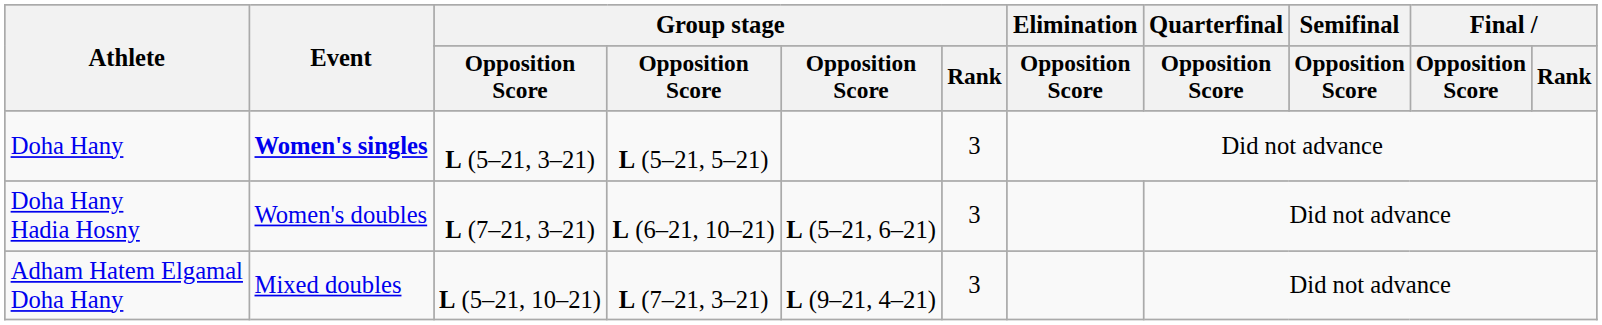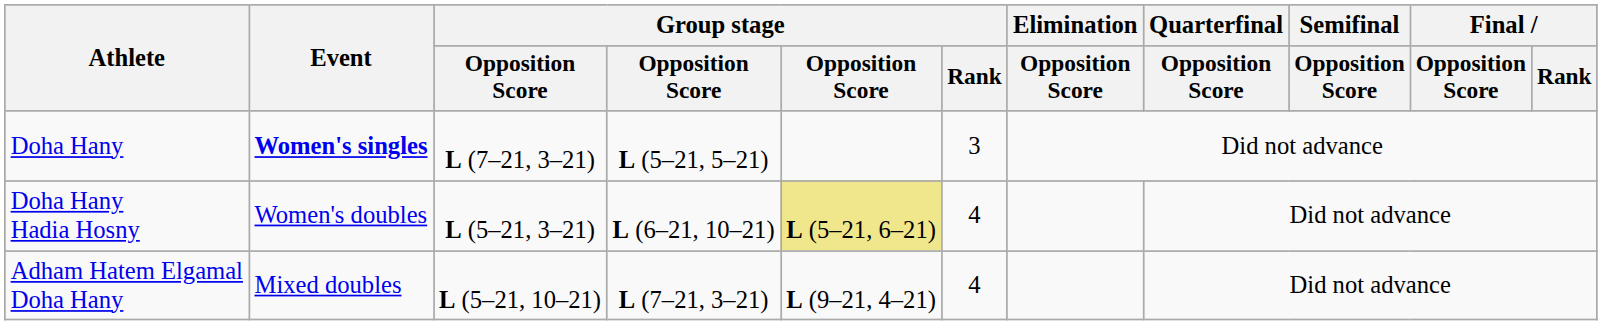(520, 160) L (5–21, 3–21) -> (520, 160) L (7–21, 3–21)
(520, 230) L (7–21, 3–21) -> (520, 230) L (5–21, 3–21)
(861, 230) no background -> (861, 230) khaki background
(974, 215) 3 -> (974, 215) 4
(974, 285) 3 -> (974, 285) 4
